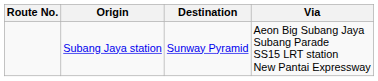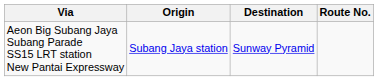columns swapped: (33, 13) <-> (312, 13)
